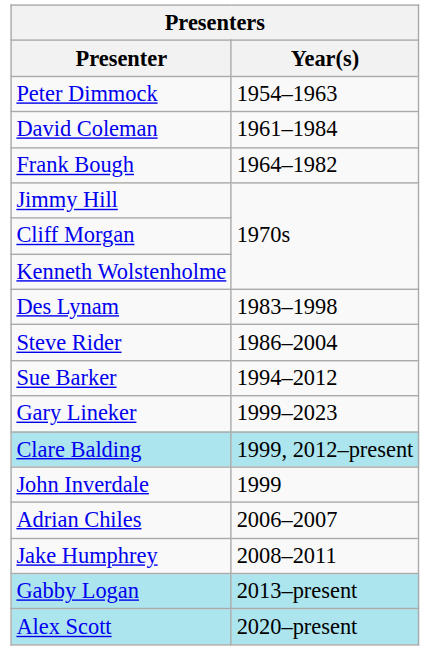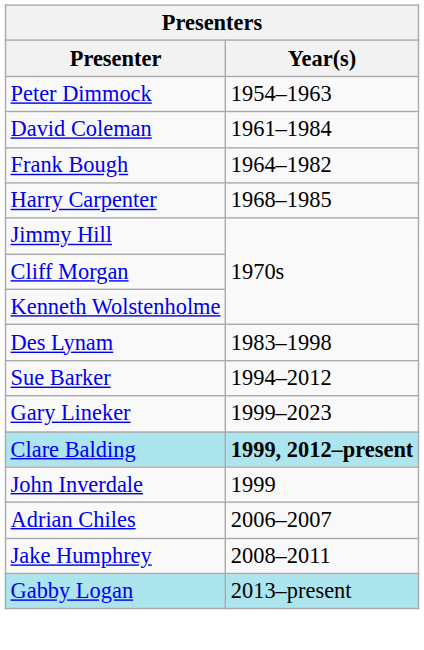+ row: (84, 200)
- row: (69, 342)
(325, 448) normal -> (322, 448) bold
- row: (64, 626)
